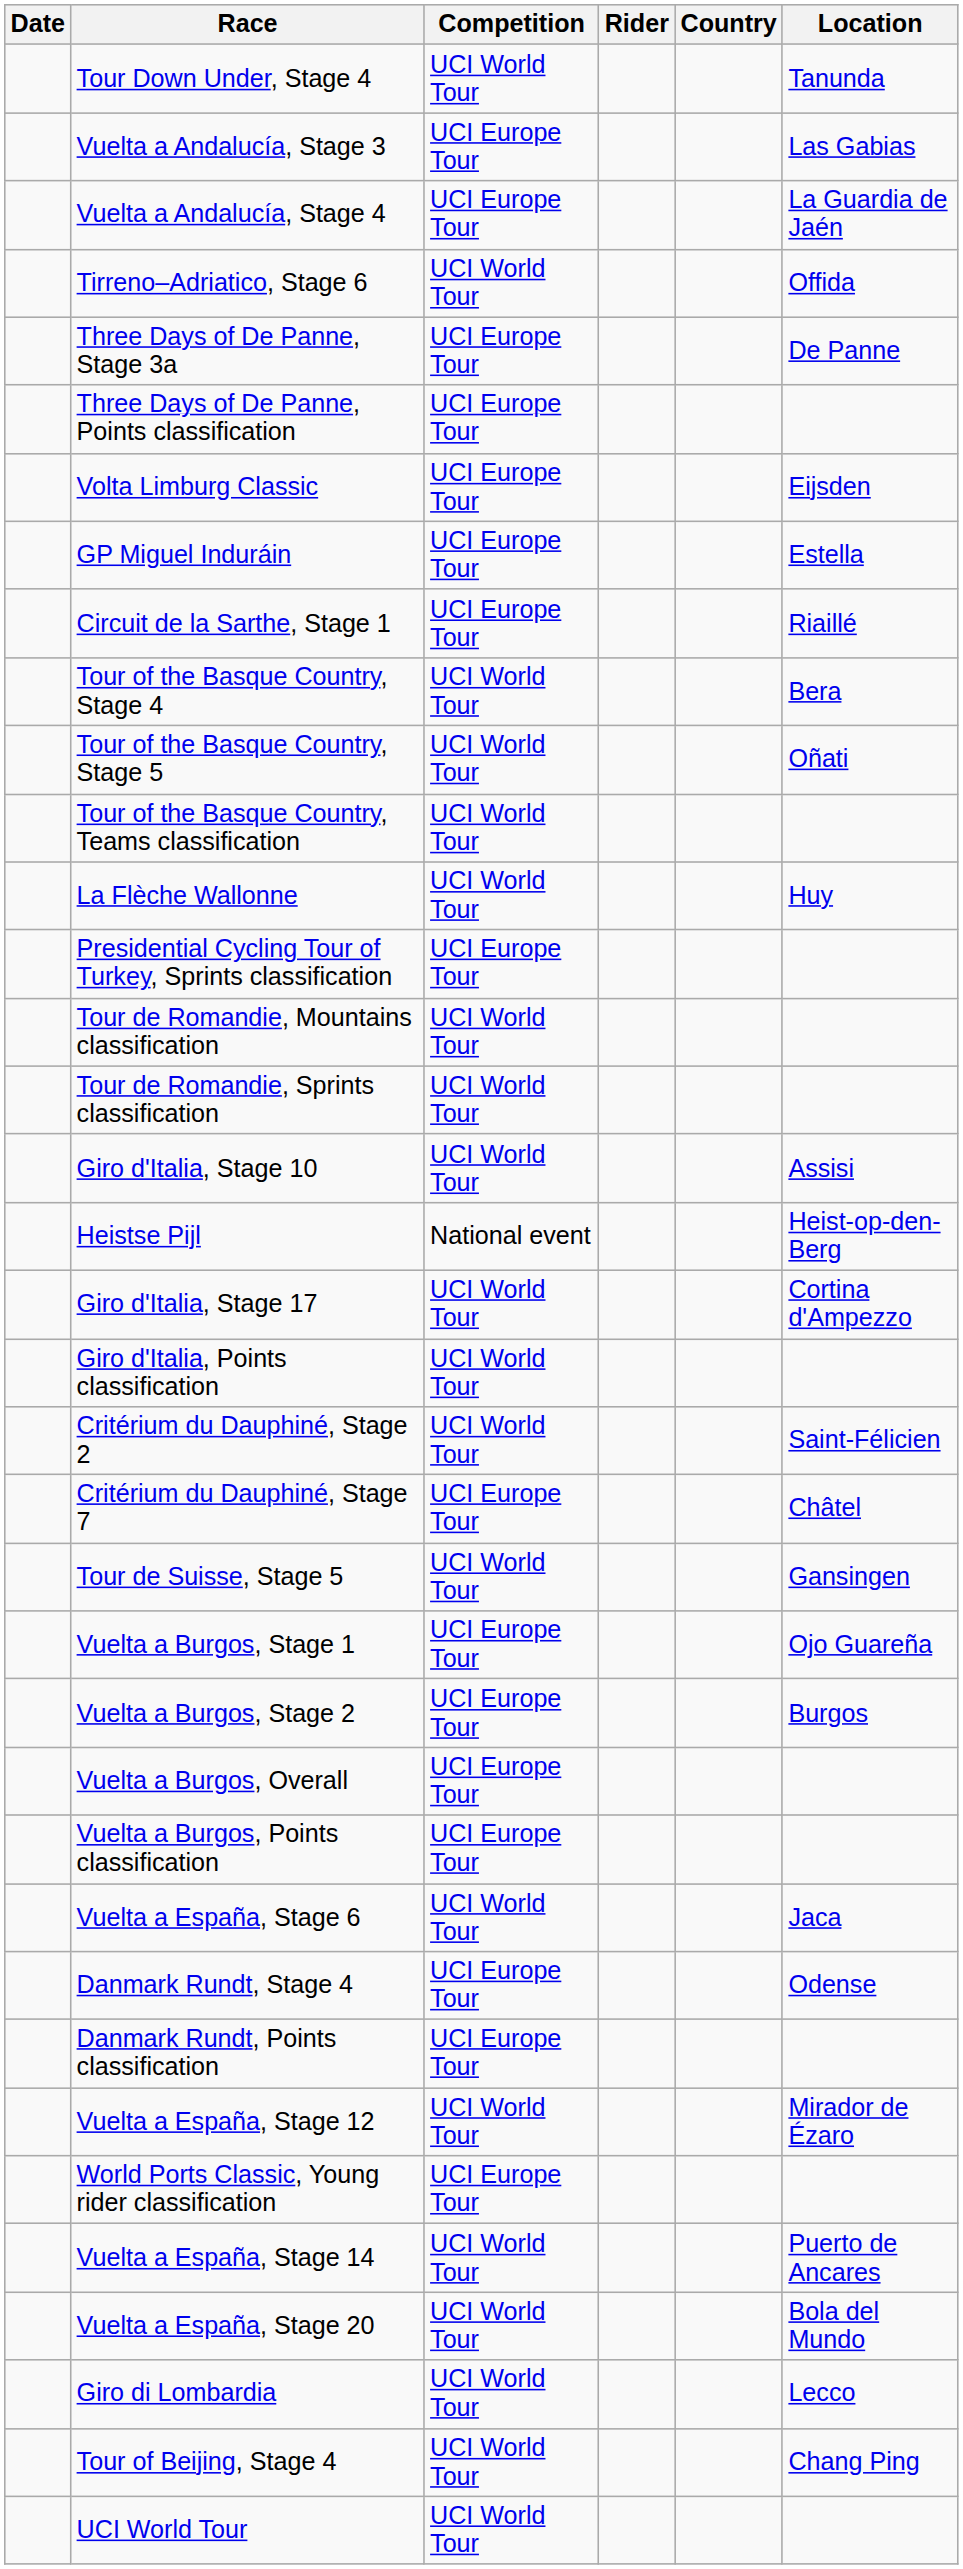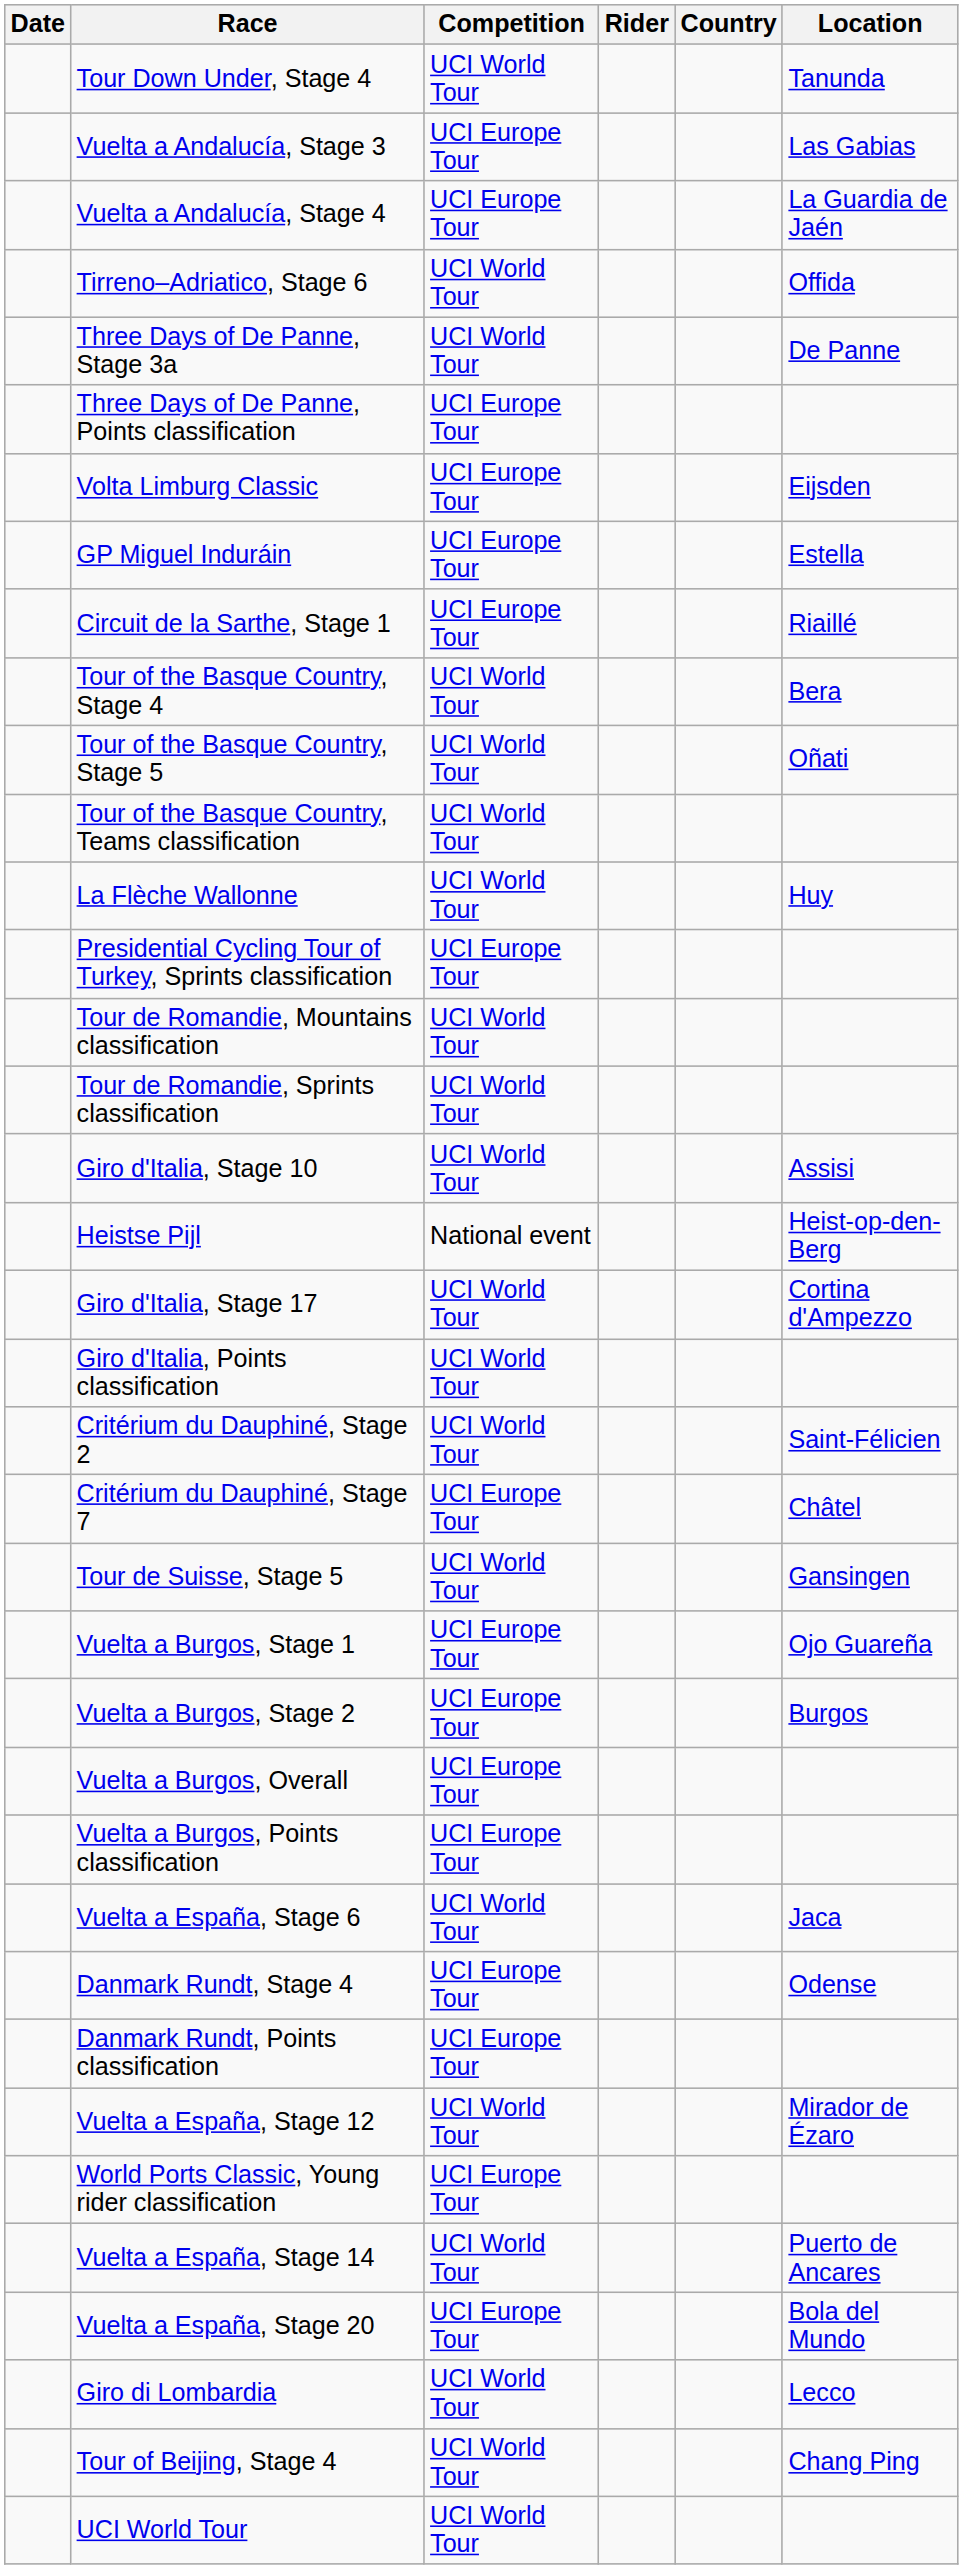(496, 350) UCI Europe Tour -> (488, 350) UCI World Tour
(488, 2325) UCI World Tour -> (496, 2325) UCI Europe Tour
